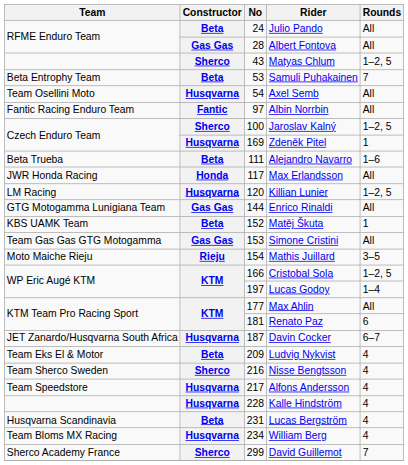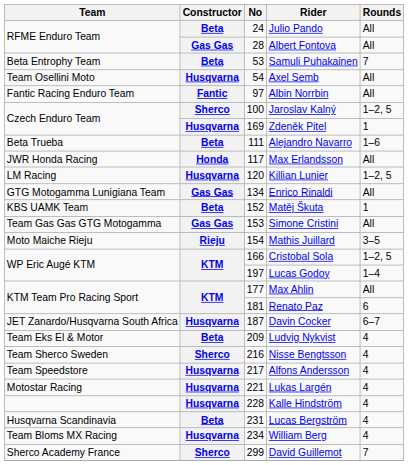- row: (302, 61)
(255, 208) 144 -> (255, 191) 134
+ row: (300, 387)
